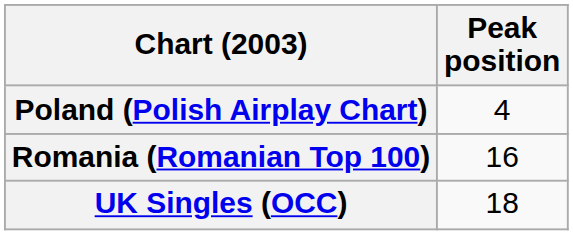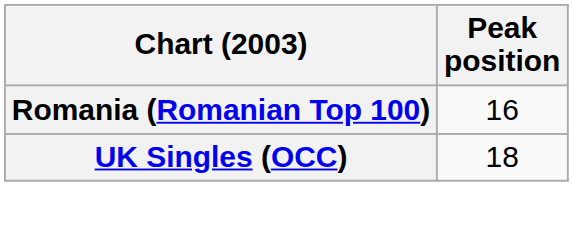- row: (221, 109)
